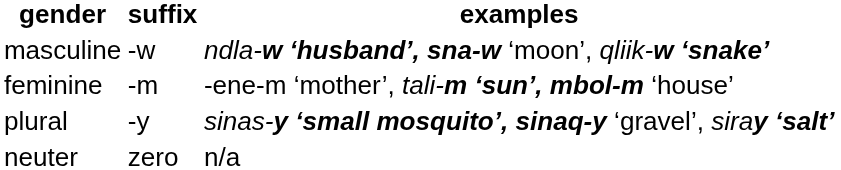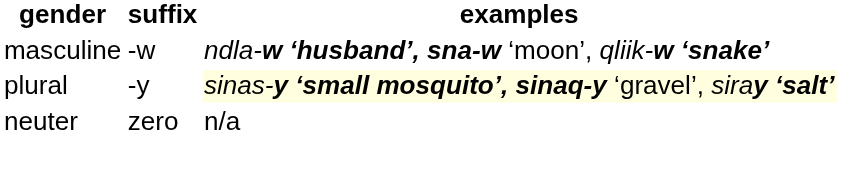- row: (53, 85)
(519, 121) no background -> (519, 85) lightyellow background
